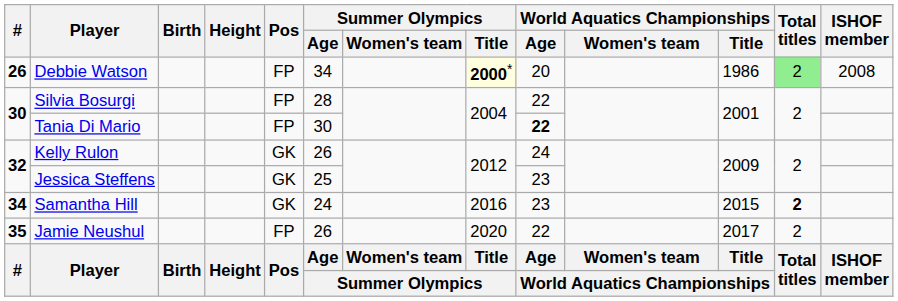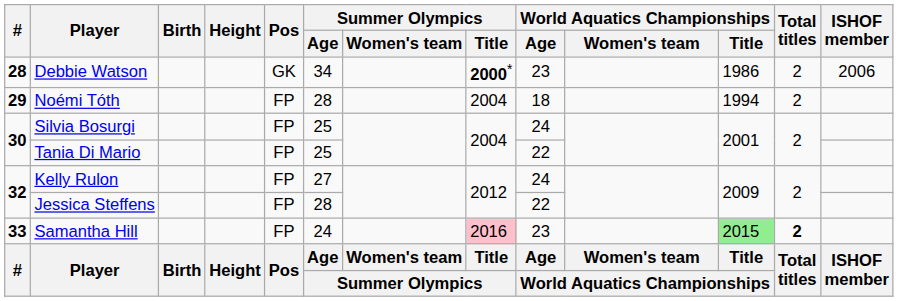(17, 72) 26 -> (17, 72) 28
(284, 72) FP -> (284, 72) GK
(491, 72) lightyellow background -> (491, 72) no background
(541, 72) 20 -> (541, 72) 23
(797, 72) lightgreen background -> (797, 72) no background
(857, 72) 2008 -> (857, 72) 2006
+ row: (77, 100)
(323, 100) 28 -> (323, 126) 25
(541, 100) 22 -> (541, 126) 24
(323, 126) 30 -> (323, 152) 25
(541, 126) bold -> (541, 152) normal
(284, 152) GK -> (284, 179) FP
(323, 152) 26 -> (323, 179) 27
(284, 179) GK -> (284, 205) FP
(323, 179) 25 -> (323, 205) 28
(541, 179) 23 -> (541, 205) 22
(17, 205) 34 -> (17, 231) 33
(284, 205) GK -> (284, 231) FP
(489, 205) no background -> (489, 231) pink background
(741, 205) no background -> (741, 231) lightgreen background
- row: (89, 231)
